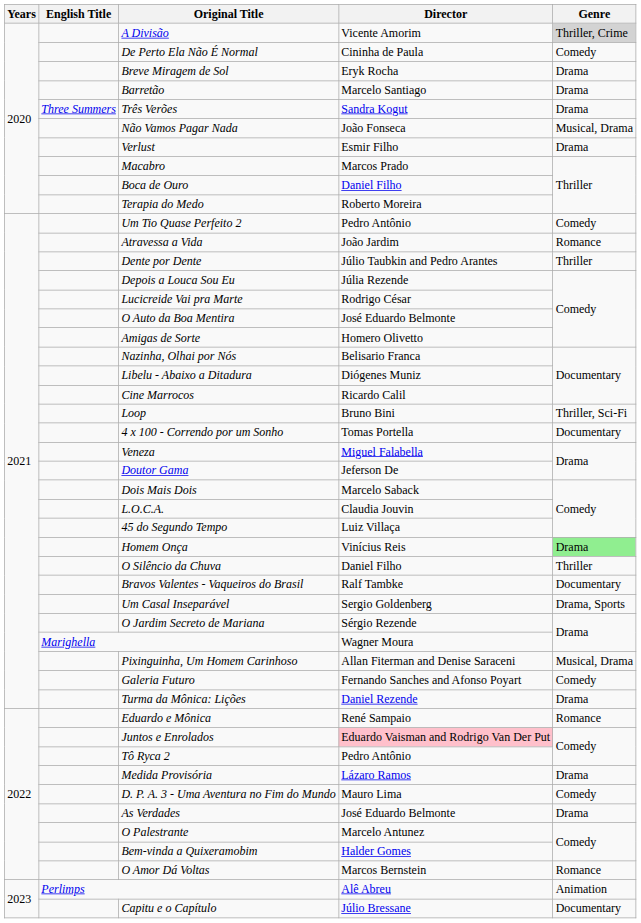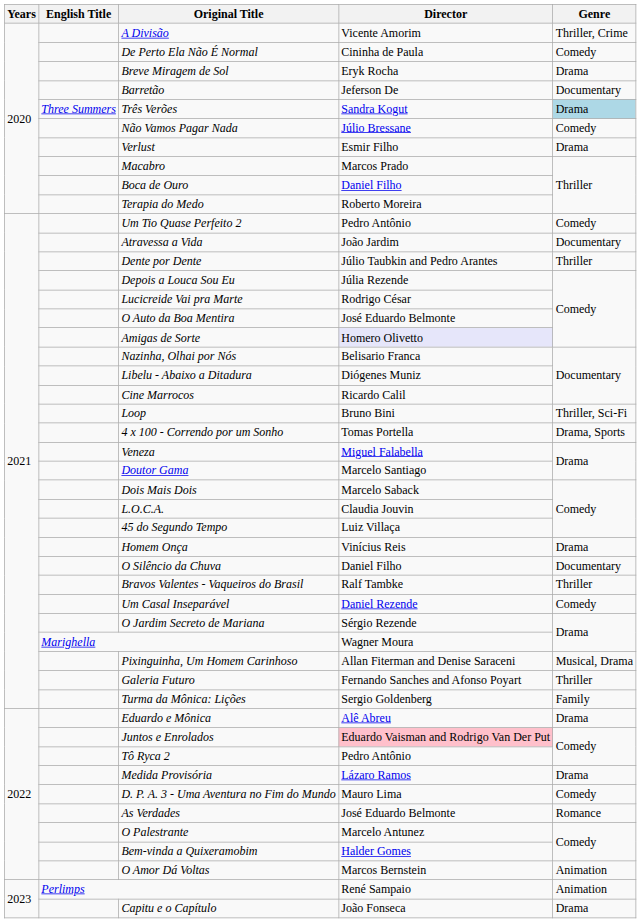(592, 33) lightgrey background -> (592, 33) no background
(384, 90) Marcelo Santiago -> (370, 90) Jeferson De
(572, 90) Drama -> (588, 90) Documentary
(572, 109) no background -> (572, 109) lightblue background
(373, 128) João Fonseca -> (376, 128) Júlio Bressane
(594, 128) Musical, Drama -> (576, 128) Comedy
(578, 242) Romance -> (588, 242) Documentary
(382, 337) no background -> (382, 337) lavender background
(588, 432) Documentary -> (590, 432) Drama, Sports
(370, 470) Jeferson De -> (384, 470) Marcelo Santiago
(572, 546) lightgreen background -> (572, 546) no background
(574, 565) Thriller -> (588, 565) Documentary
(588, 584) Documentary -> (574, 584) Thriller
(387, 603) Sergio Goldenberg -> (379, 603) Daniel Rezende
(590, 603) Drama, Sports -> (576, 603) Comedy
(576, 680) Comedy -> (574, 680) Thriller
(379, 699) Daniel Rezende -> (387, 699) Sergio Goldenberg
(572, 699) Drama -> (573, 699) Family
(376, 718) René Sampaio -> (366, 718) Alê Abreu
(578, 718) Romance -> (572, 718) Drama
(572, 813) Drama -> (578, 813) Romance
(578, 870) Romance -> (581, 870) Animation
(366, 889) Alê Abreu -> (376, 889) René Sampaio
(376, 908) Júlio Bressane -> (373, 908) João Fonseca
(588, 908) Documentary -> (572, 908) Drama
